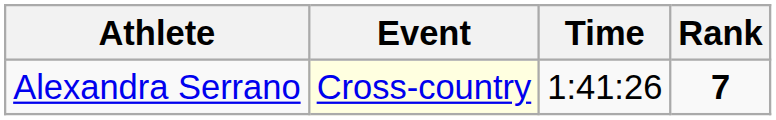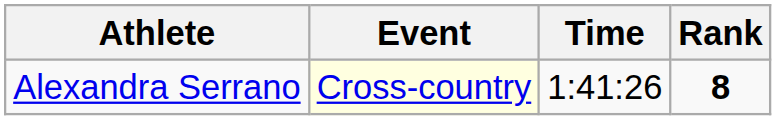(721, 87) 7 -> (721, 87) 8
